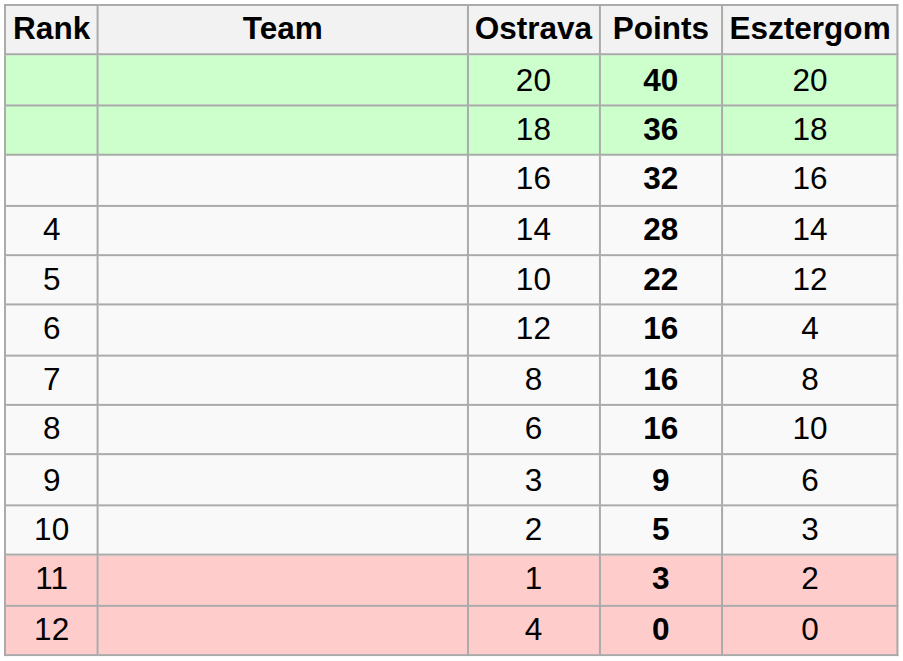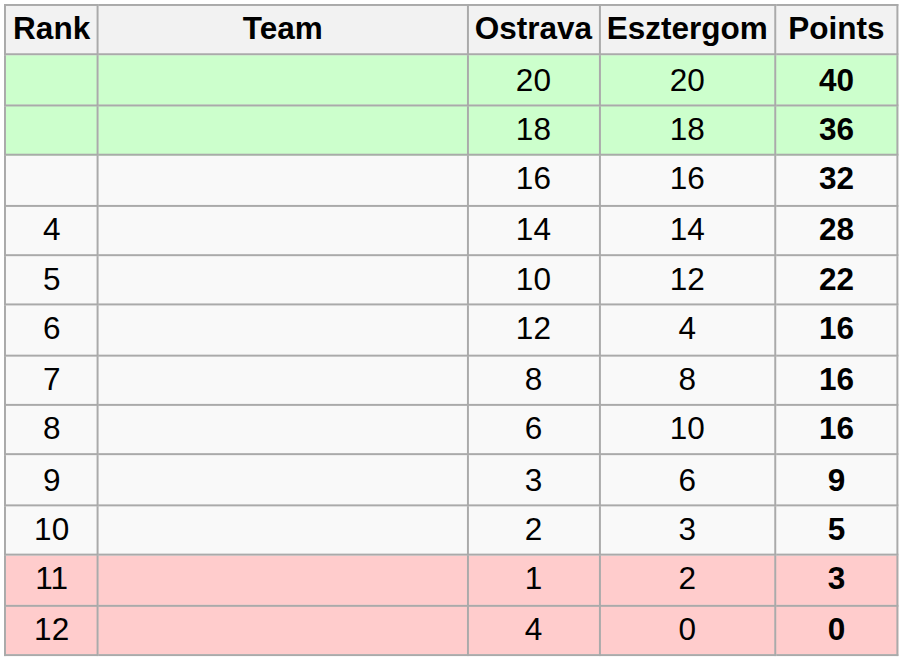columns swapped: (810, 29) <-> (661, 29)
